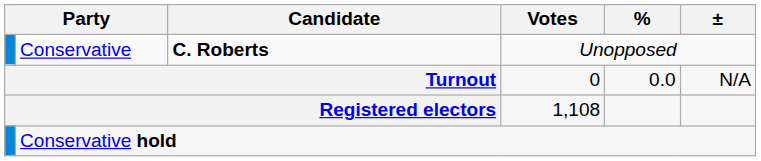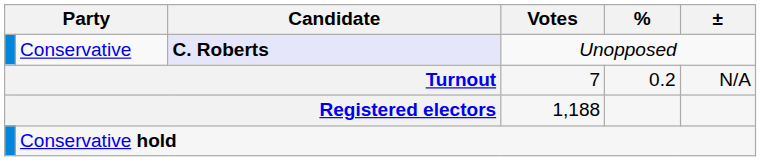(221, 49) no background -> (221, 49) lavender background
(595, 79) 0 -> (595, 79) 7
(662, 79) 0.0 -> (662, 79) 0.2
(576, 110) 1,108 -> (576, 110) 1,188
